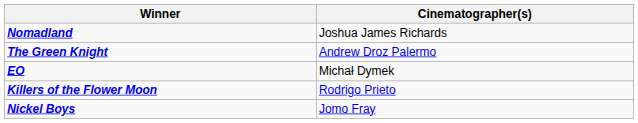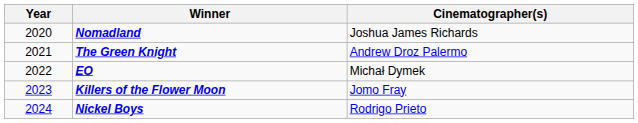+ column: (39, 14)
(357, 90) Rodrigo Prieto -> (378, 90) Jomo Fray
(347, 109) Jomo Fray -> (388, 109) Rodrigo Prieto
